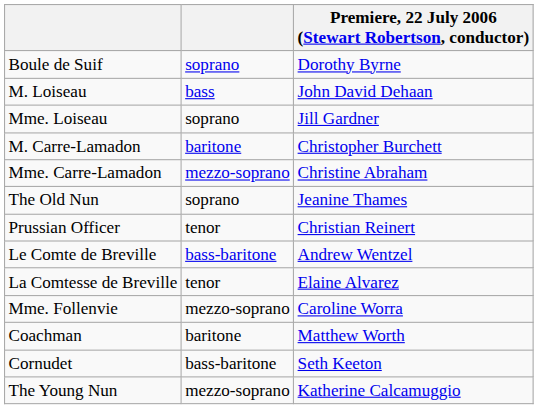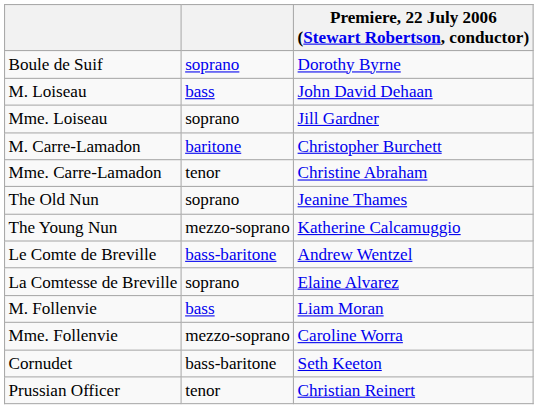(237, 173) mezzo-soprano -> (203, 173) tenor
rows swapped: (63, 390) <-> (64, 227)
(203, 281) tenor -> (212, 281) soprano
+ row: (53, 308)
- row: (45, 335)
